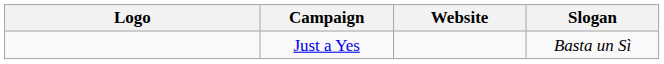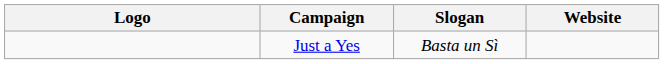columns swapped: (593, 17) <-> (460, 17)
